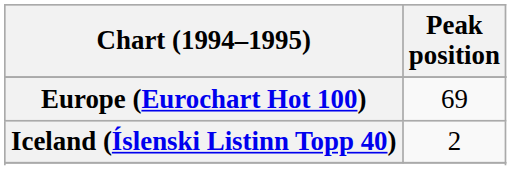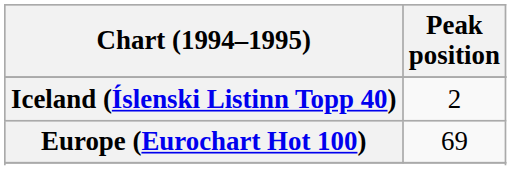rows swapped: (204, 98) <-> (204, 141)
